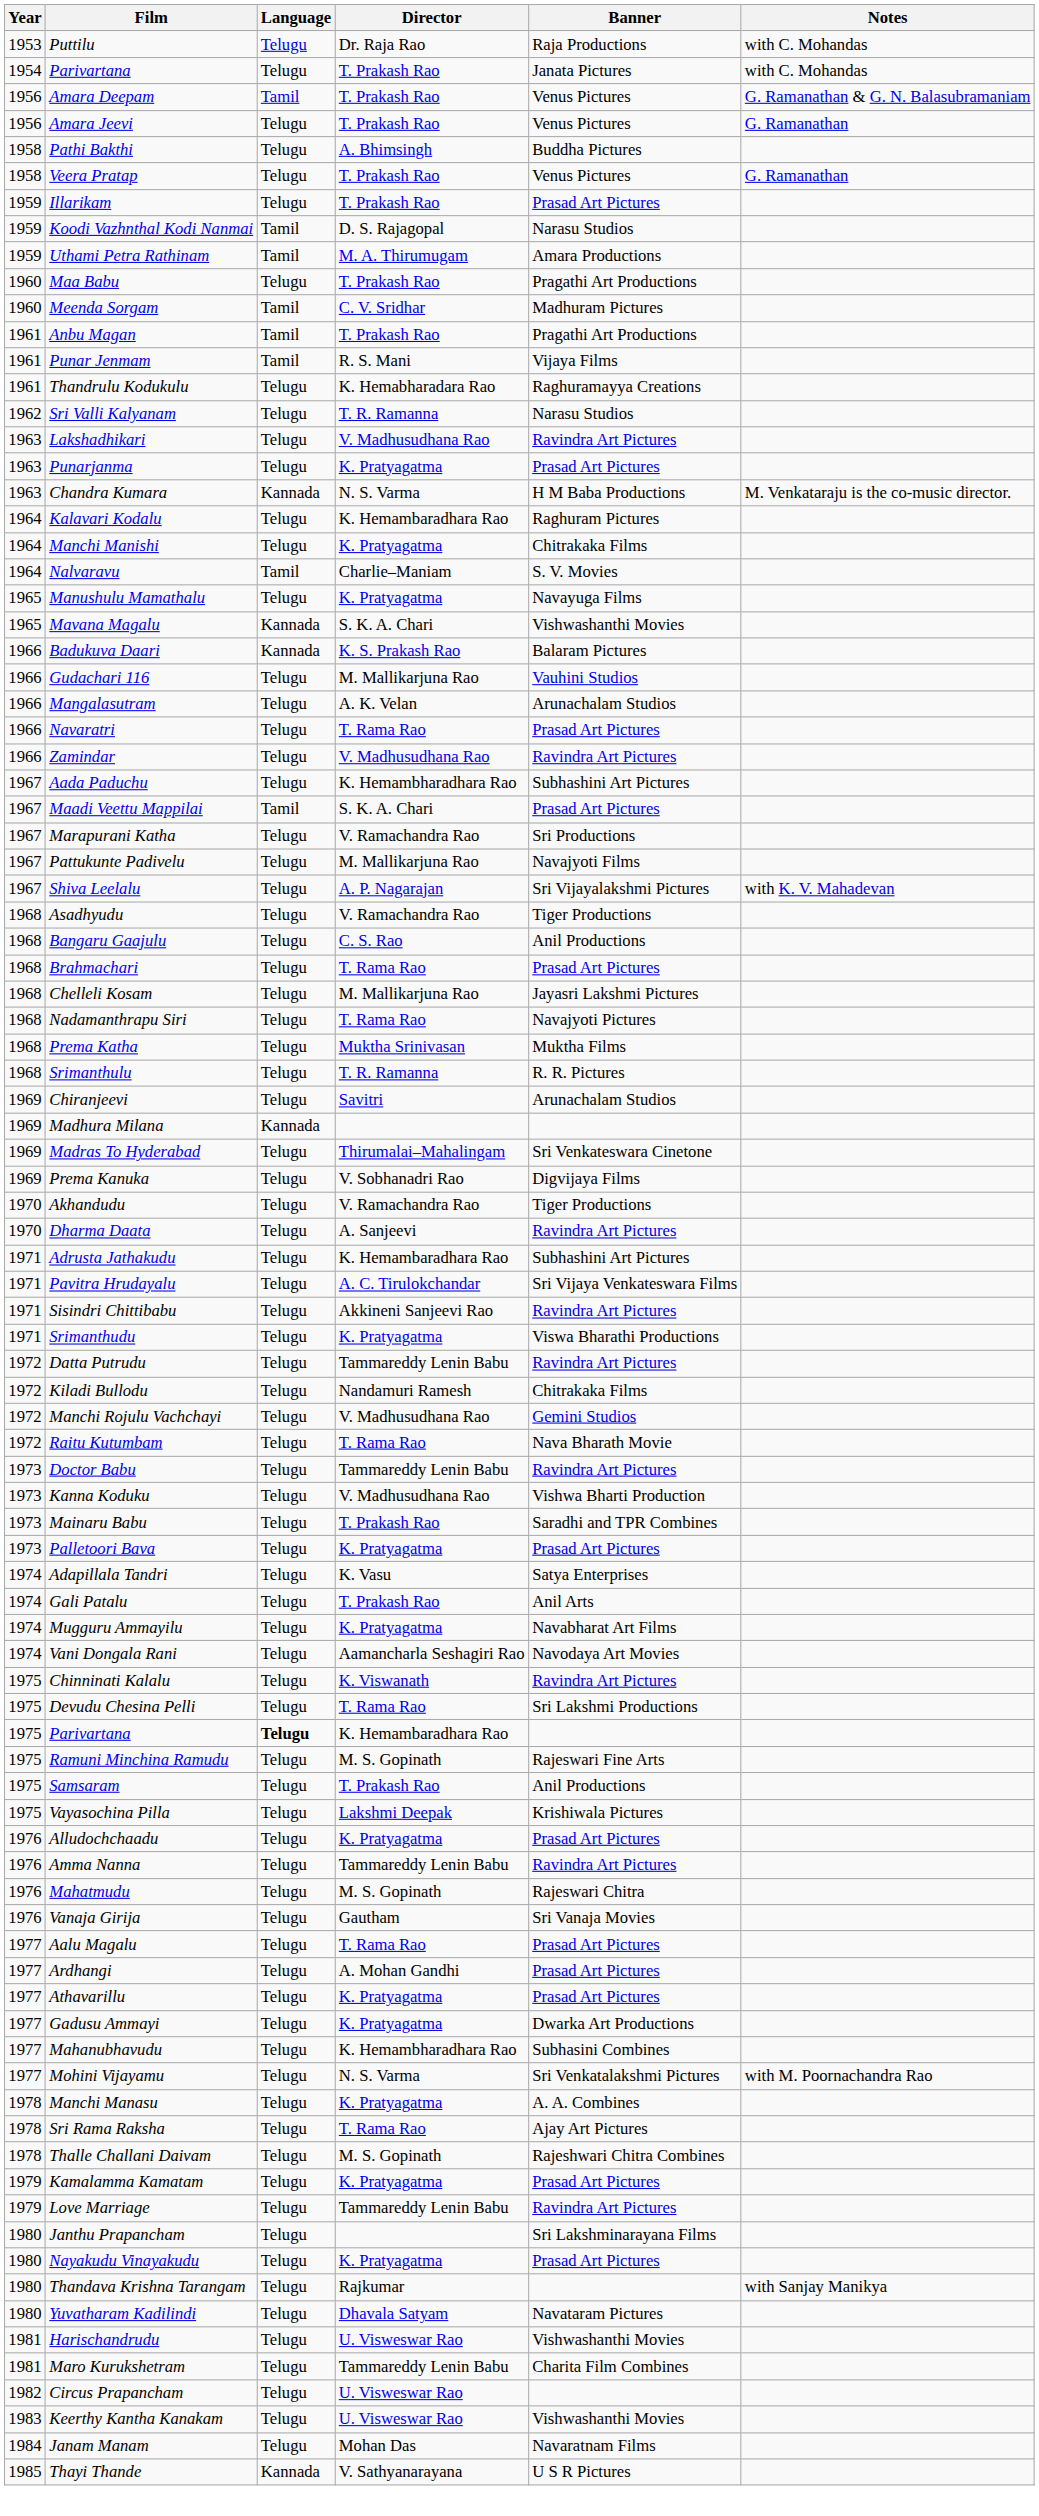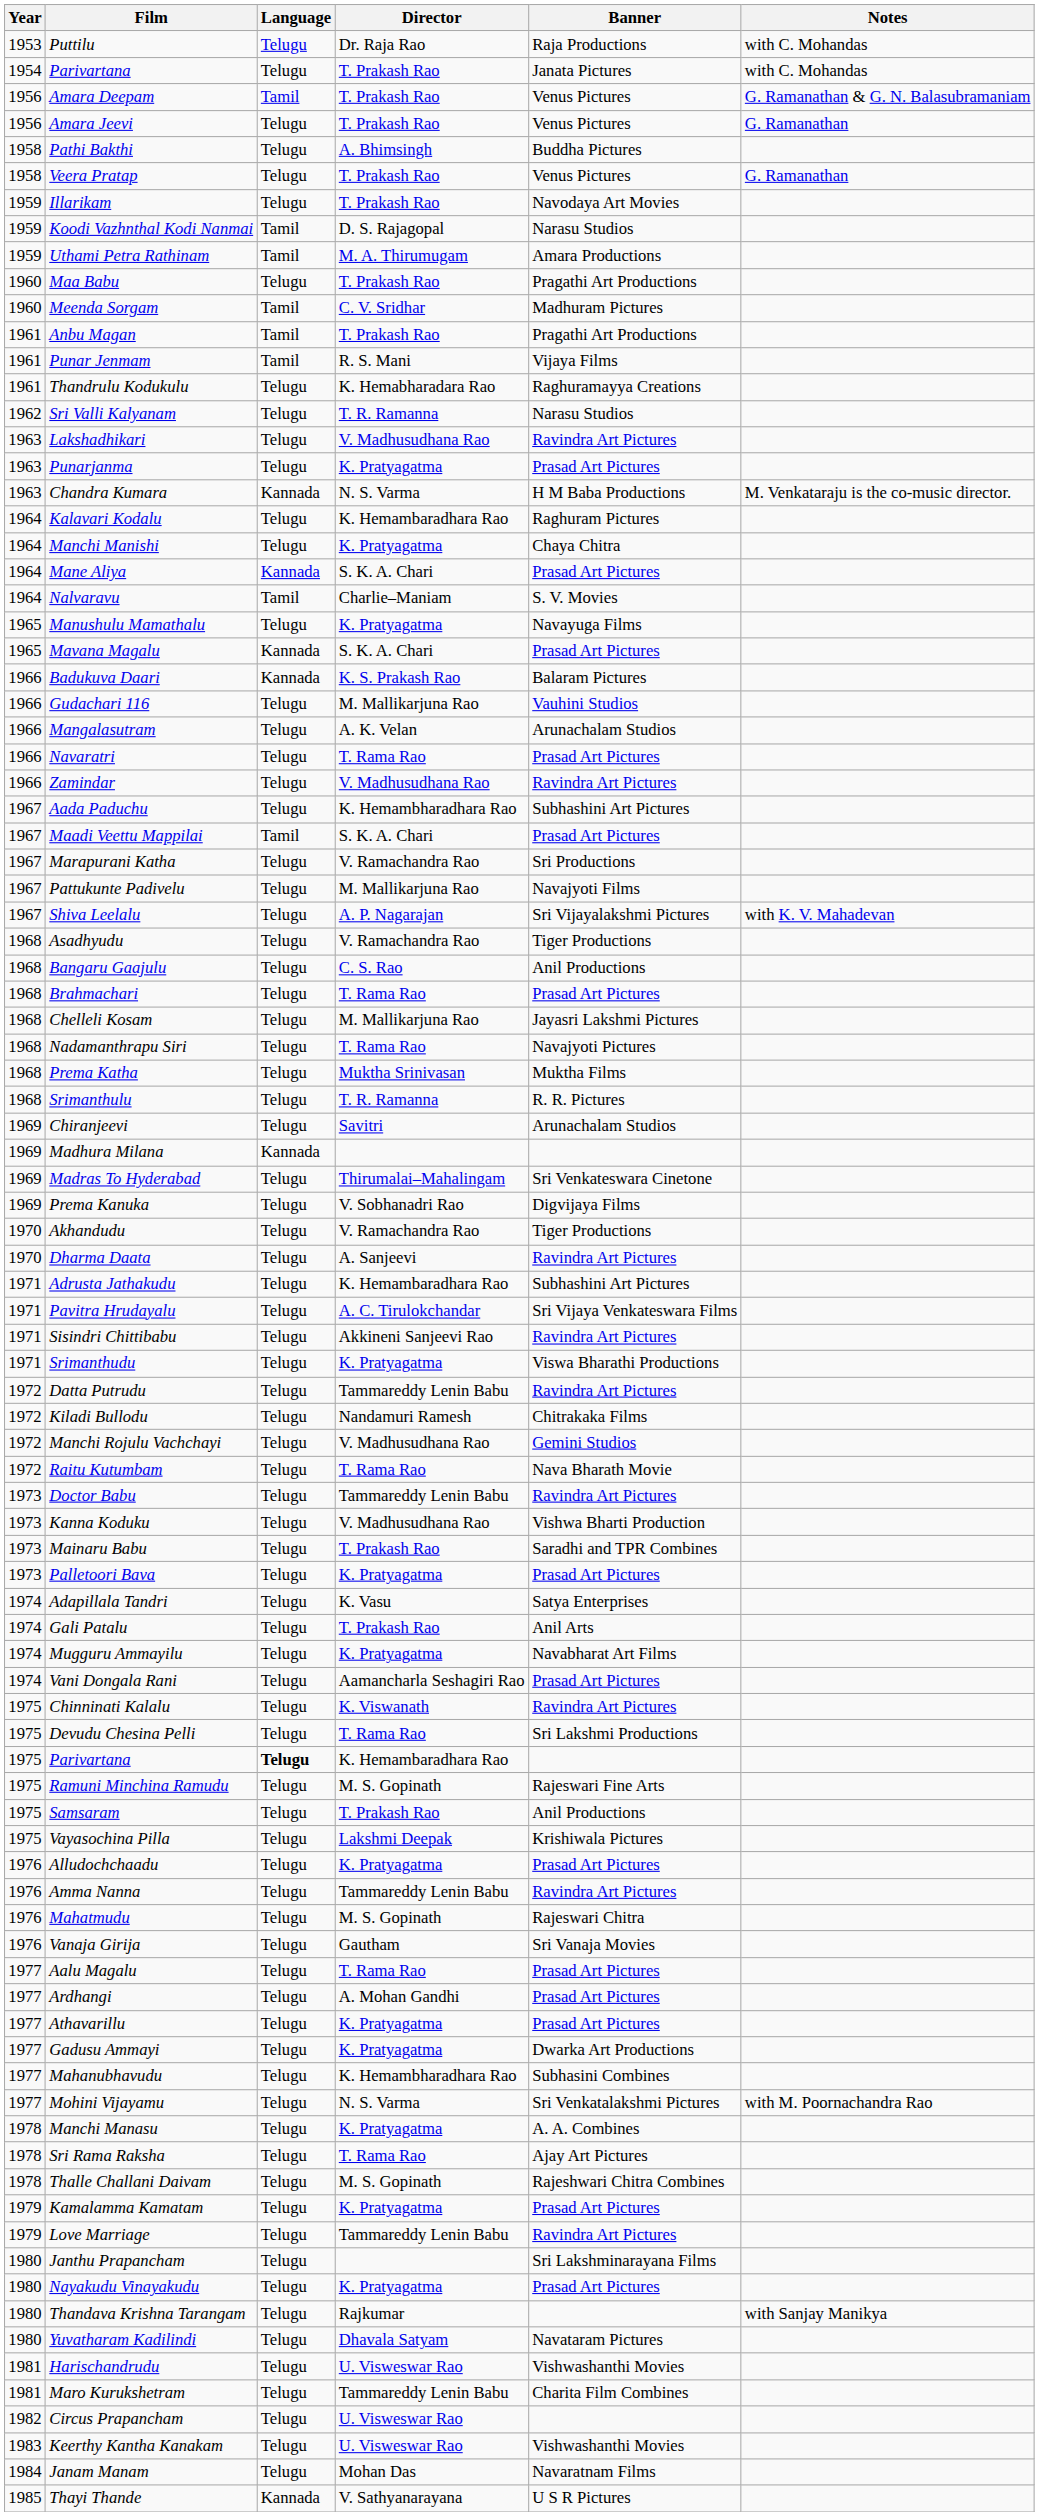(596, 202) Prasad Art Pictures -> (606, 202) Navodaya Art Movies
(590, 545) Chitrakaka Films -> (576, 545) Chaya Chitra
+ row: (88, 571)
(608, 624) Vishwashanthi Movies -> (596, 651) Prasad Art Pictures
(606, 1653) Navodaya Art Movies -> (596, 1680) Prasad Art Pictures
